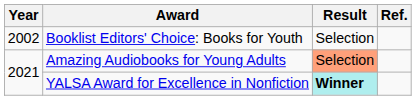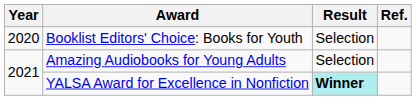(24, 38) 2002 -> (24, 38) 2020
(345, 60) lightsalmon background -> (345, 60) no background
